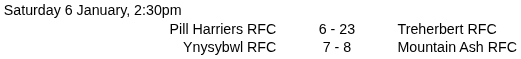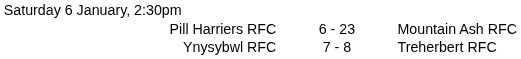(447, 29) Treherbert RFC -> (457, 29) Mountain Ash RFC
(457, 47) Mountain Ash RFC -> (447, 47) Treherbert RFC
